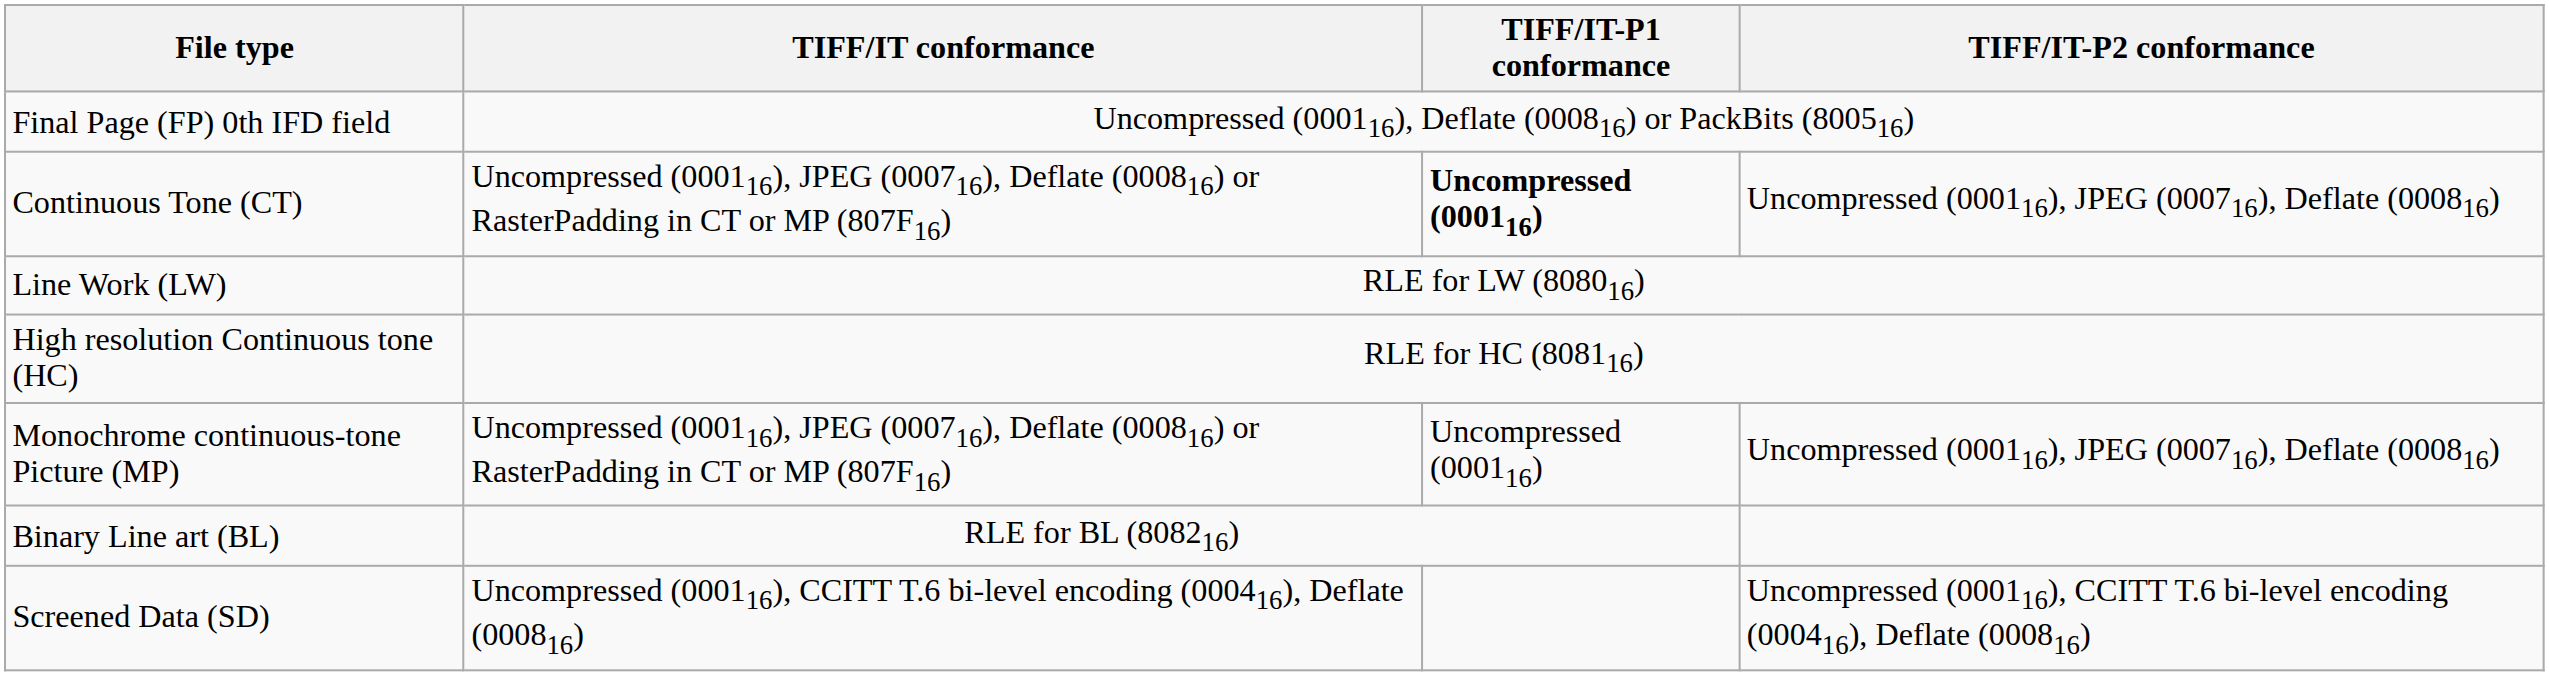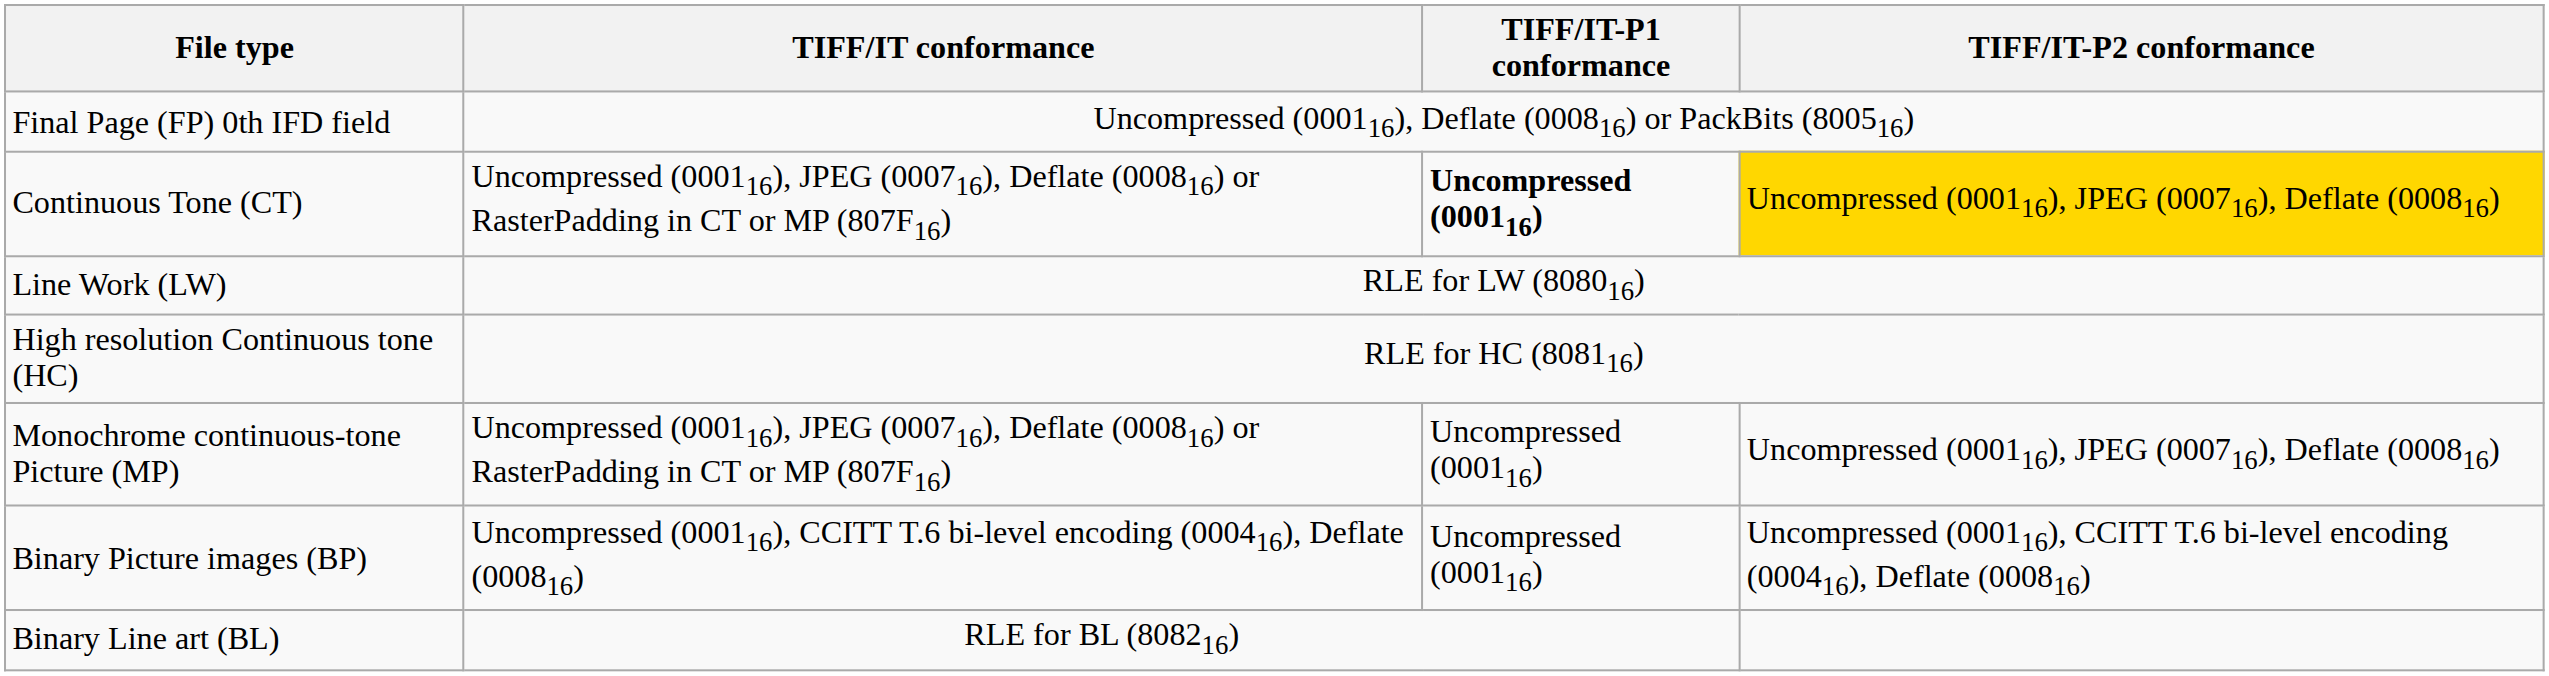(2123, 203) no background -> (2123, 203) gold background
+ row: (190, 557)
- row: (141, 617)
